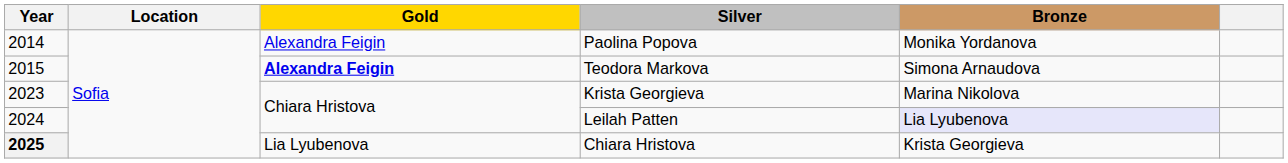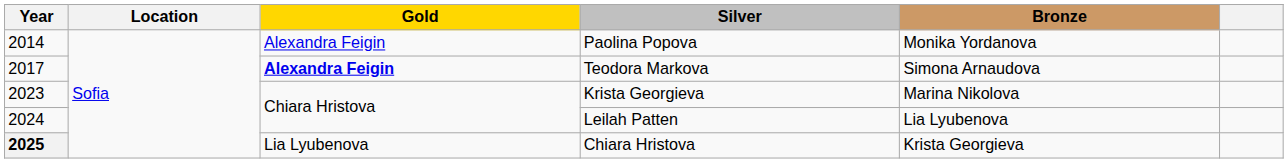(26, 68) 2015 -> (26, 68) 2017
(956, 119) lavender background -> (956, 119) no background
